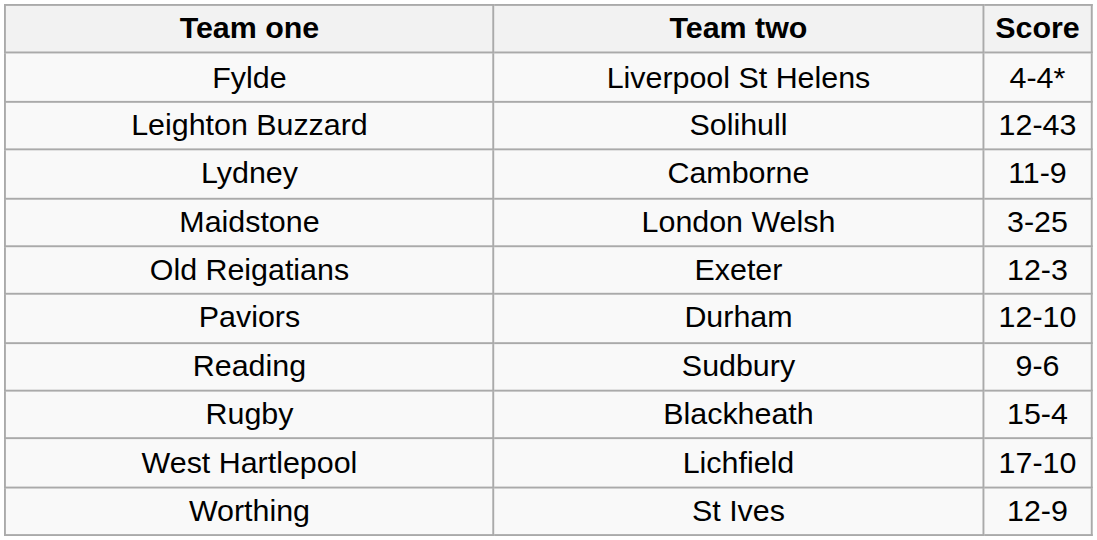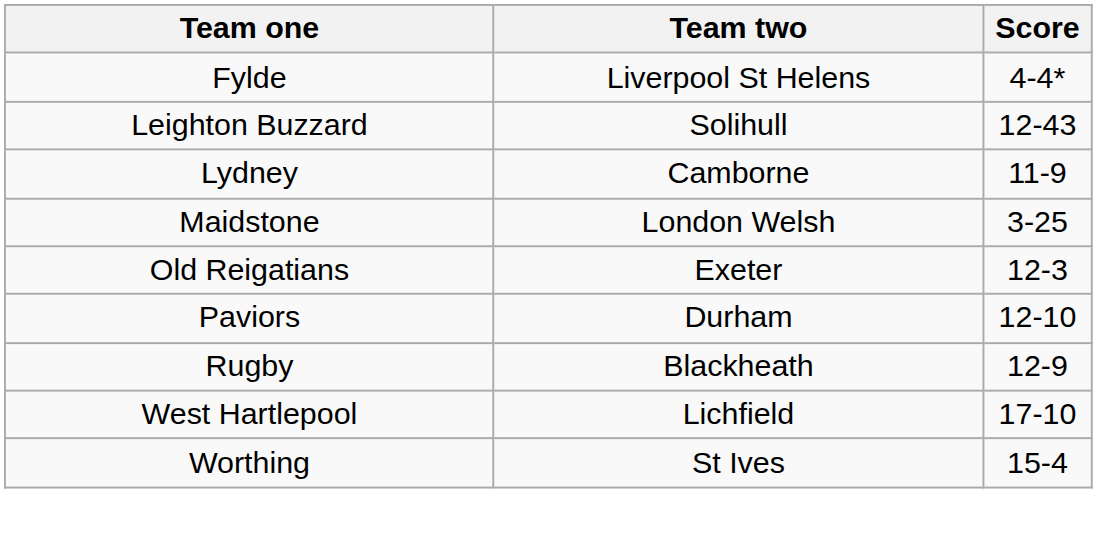- row: (249, 366)
(1037, 414) 15-4 -> (1037, 366) 12-9
(1037, 510) 12-9 -> (1037, 462) 15-4
